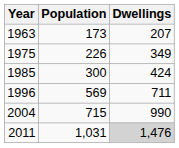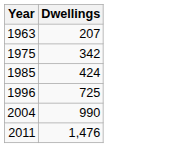- column: (74, 14)
(161, 53) 349 -> (90, 53) 342
(161, 93) 711 -> (90, 93) 725
(156, 132) lightgrey background -> (84, 132) no background
